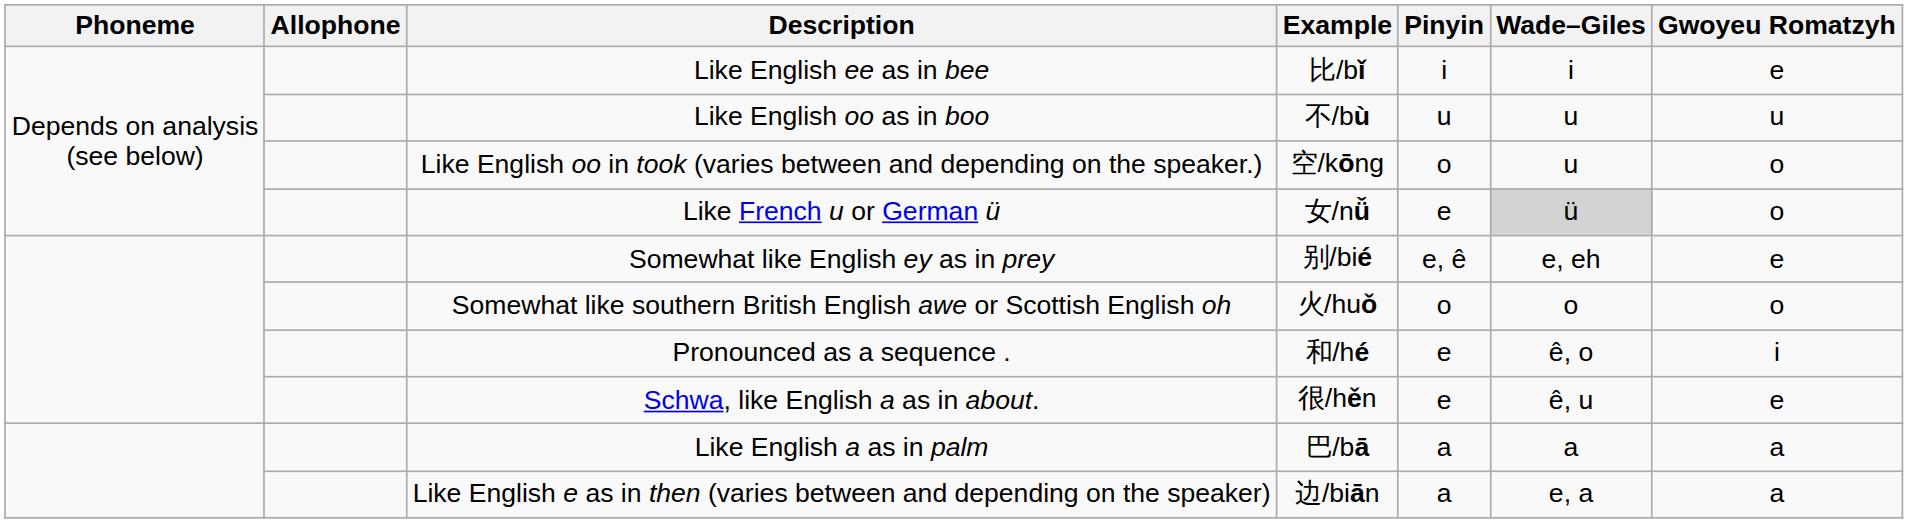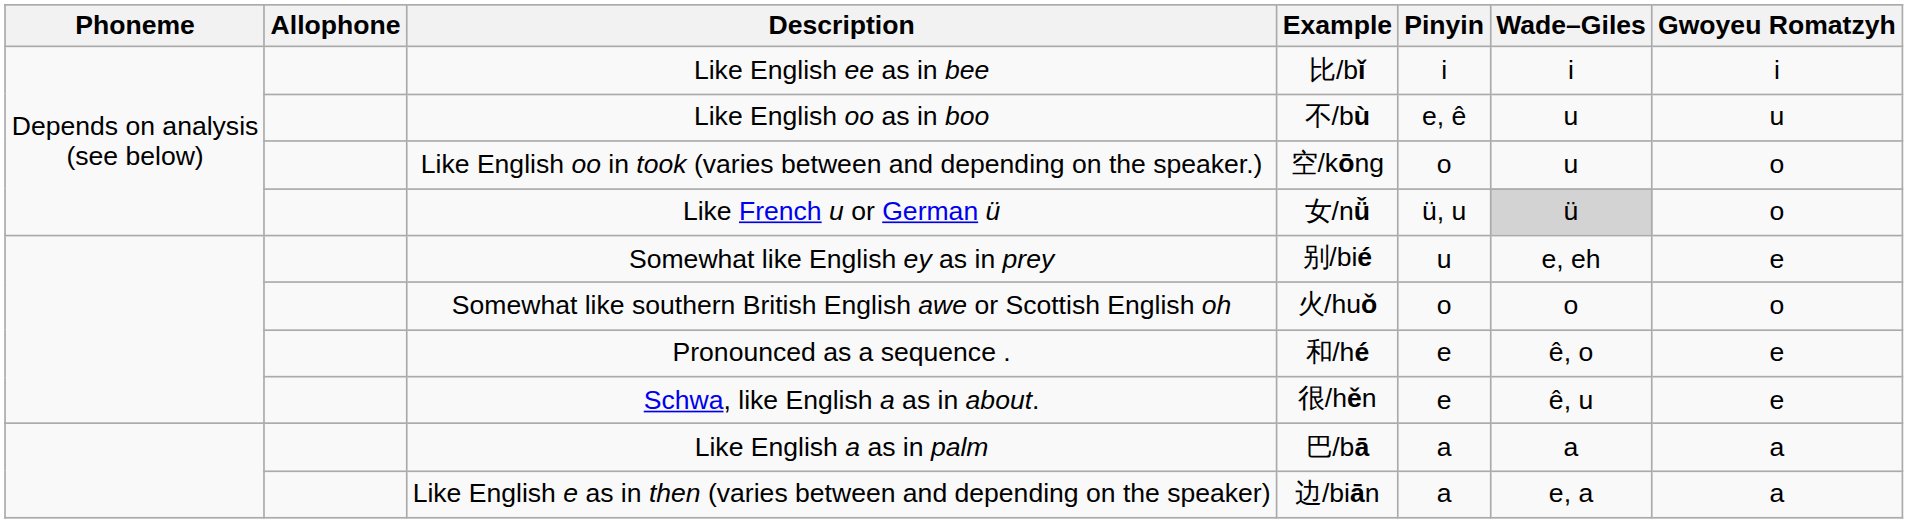(1777, 70) e -> (1777, 70) i
(1444, 117) u -> (1444, 117) e, ê
(1444, 211) e -> (1444, 211) ü, u
(1444, 258) e, ê -> (1444, 258) u
(1777, 352) i -> (1777, 352) e
